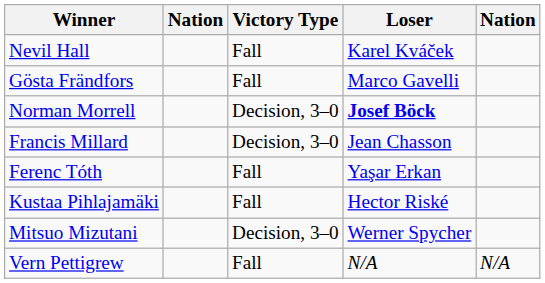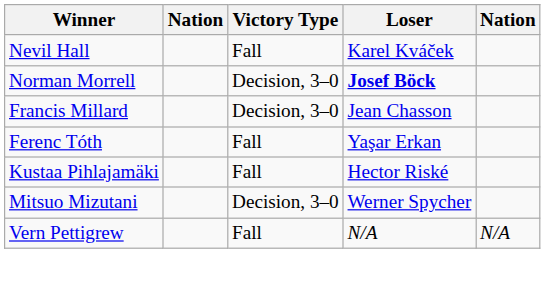- row: (71, 80)
